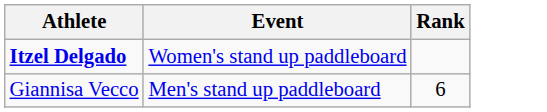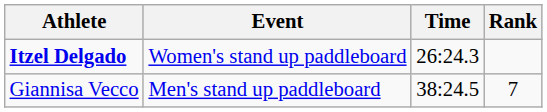+ column: (448, 21)
(440, 90) 6 -> (513, 90) 7
